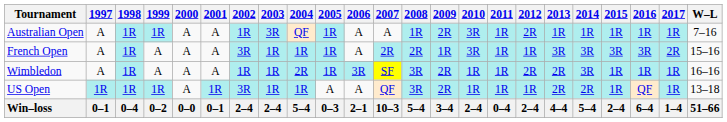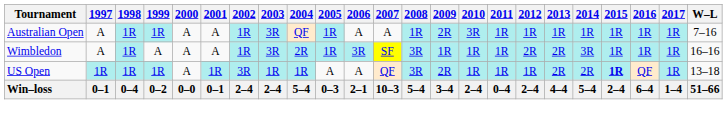(530, 32) 2R -> (530, 32) 1R
- row: (37, 51)
(273, 70) 1R -> (273, 51) 3R
(445, 70) 2R -> (445, 51) 1R
(616, 89) normal -> (616, 70) bold
